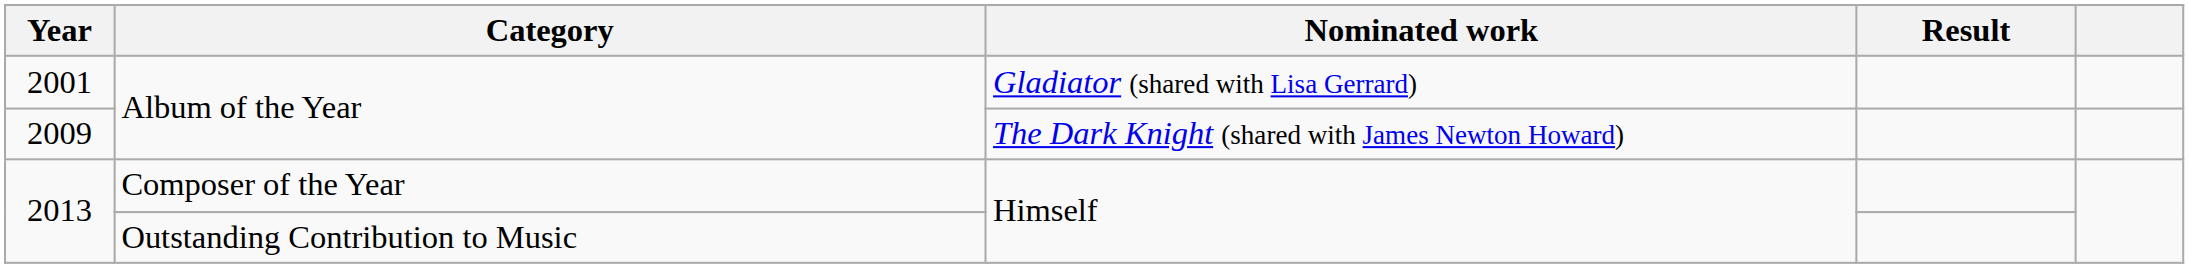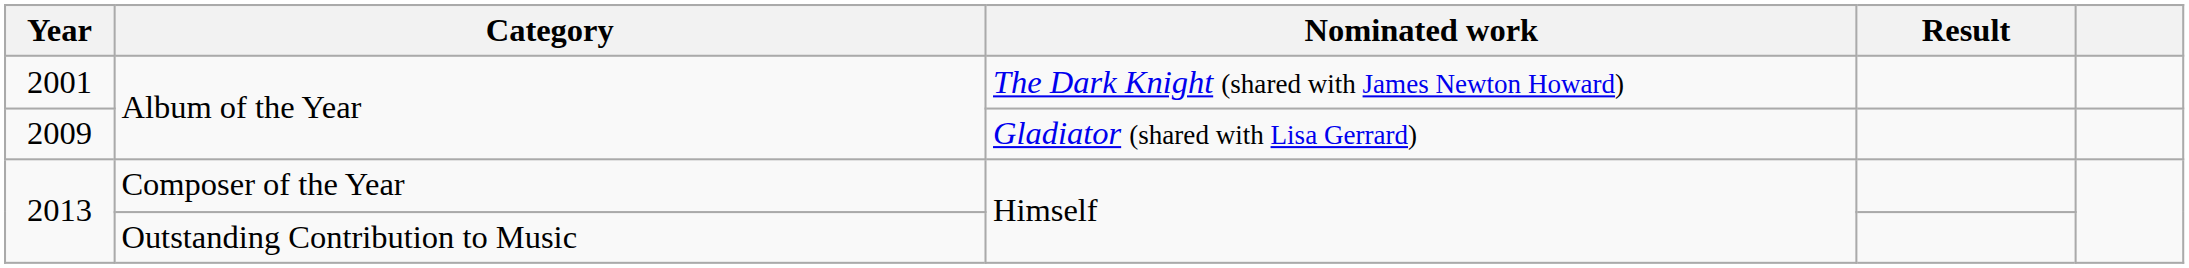(1205, 81) Gladiator (shared with Lisa Gerrard) -> (1309, 81) The Dark Knight (shared with James Newton Howard)
(1309, 133) The Dark Knight (shared with James Newton Howard) -> (1205, 133) Gladiator (shared with Lisa Gerrard)
